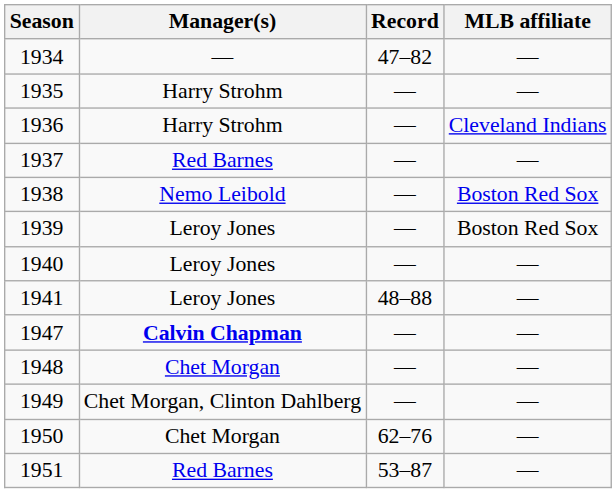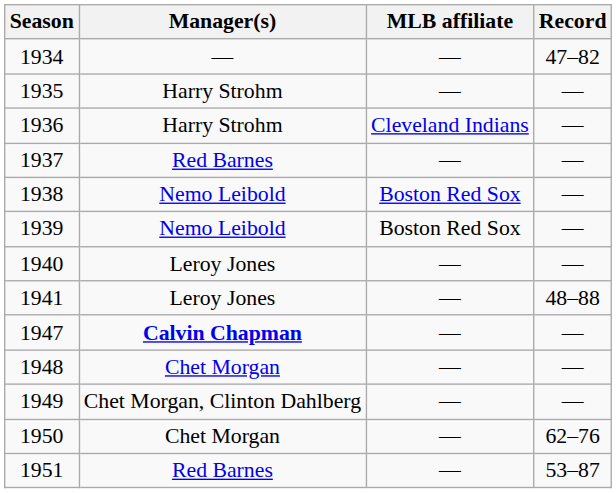columns swapped: (405, 21) <-> (528, 21)
(222, 228) Leroy Jones -> (222, 228) Nemo Leibold
